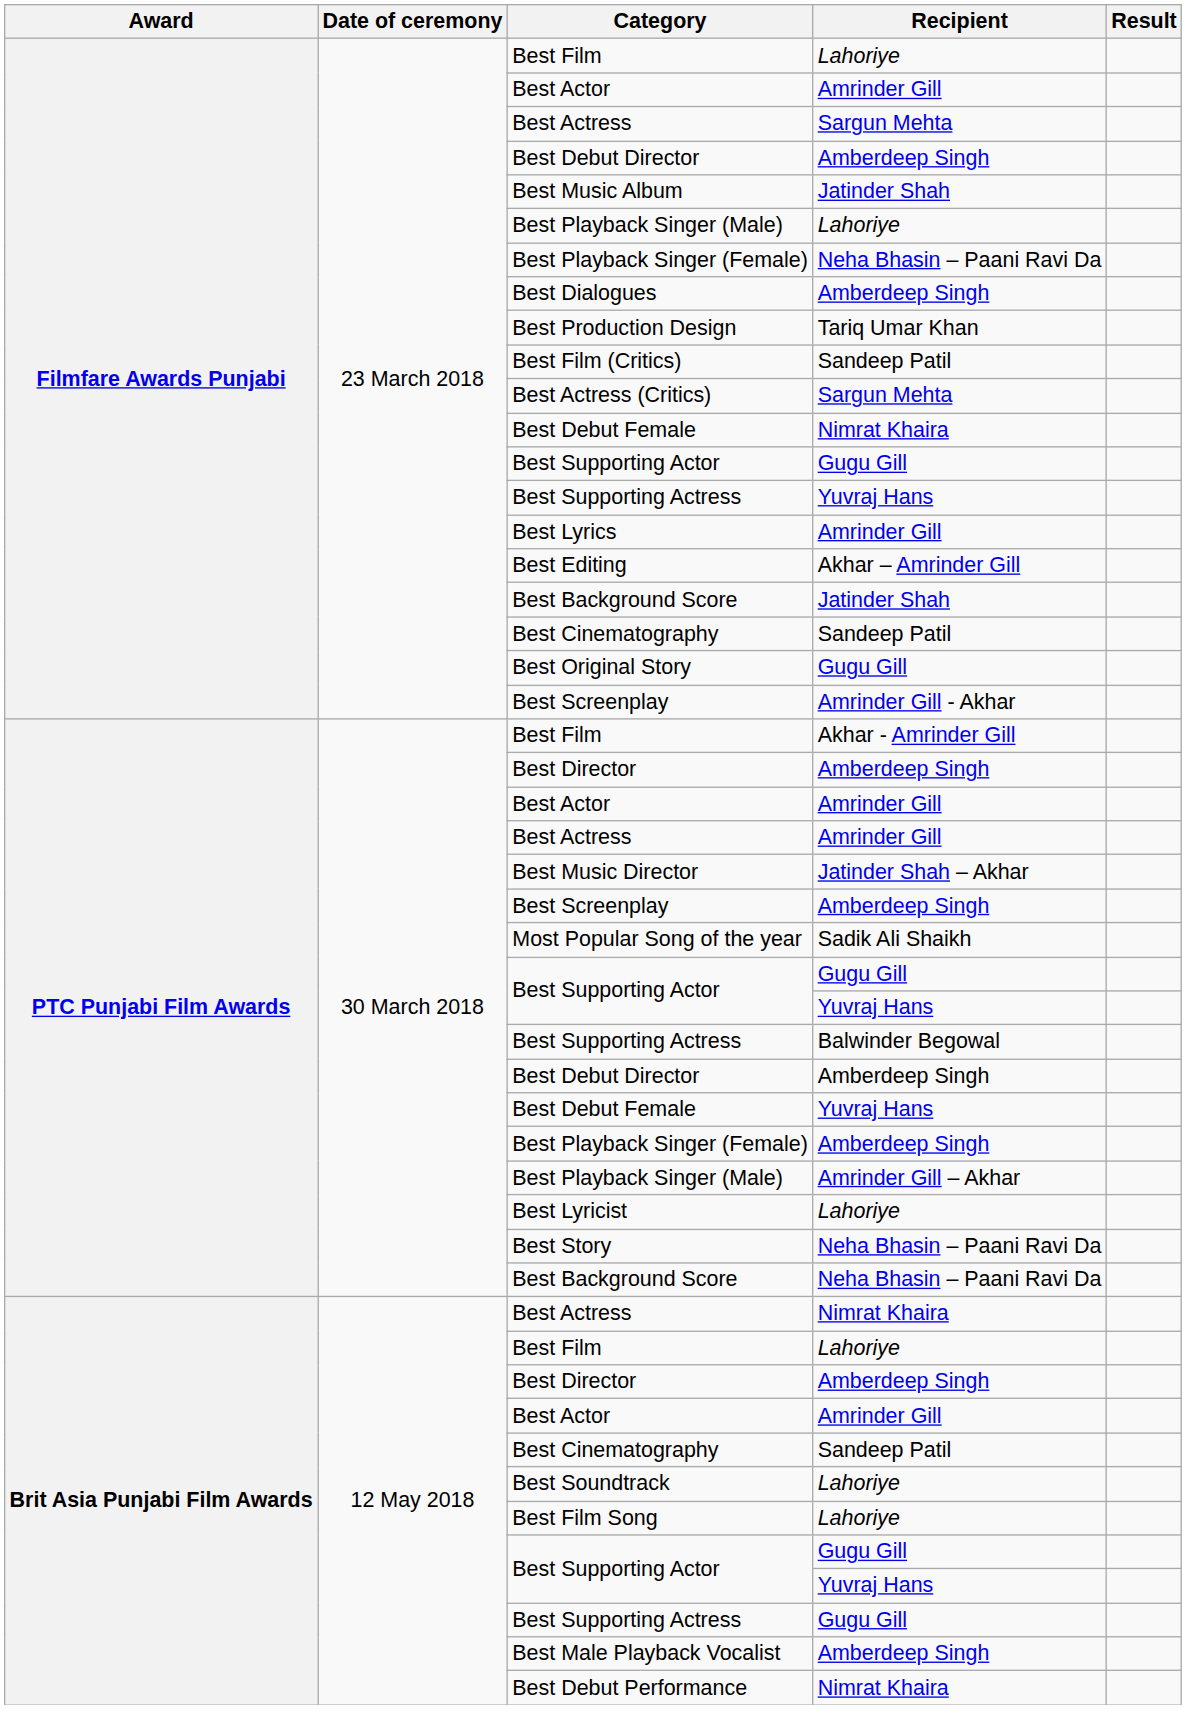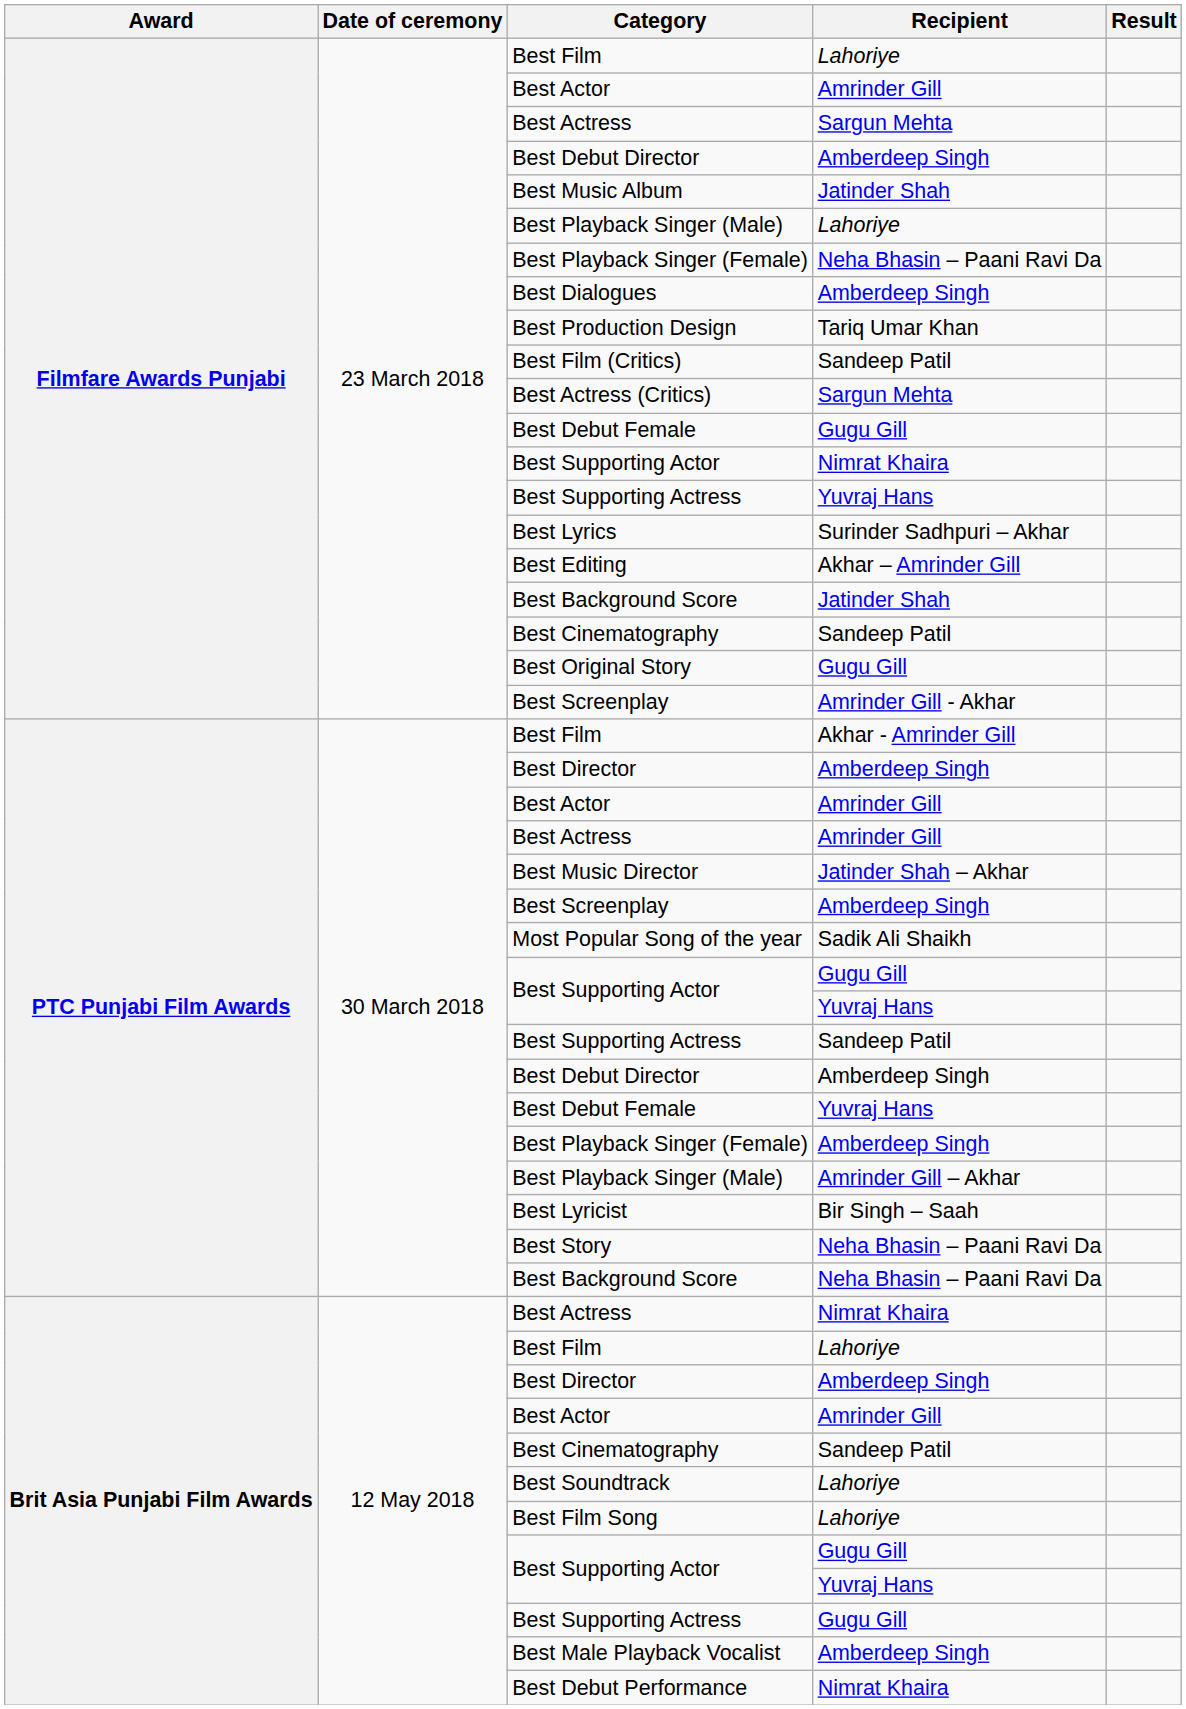(883, 429) Nimrat Khaira -> (862, 429) Gugu Gill
(862, 463) Gugu Gill -> (883, 463) Nimrat Khaira
(880, 531) Amrinder Gill -> (943, 531) Surinder Sadhpuri – Akhar
(909, 1041) Balwinder Begowal -> (884, 1041) Sandeep Patil
(859, 1211) Lahoriye -> (898, 1211) Bir Singh – Saah
